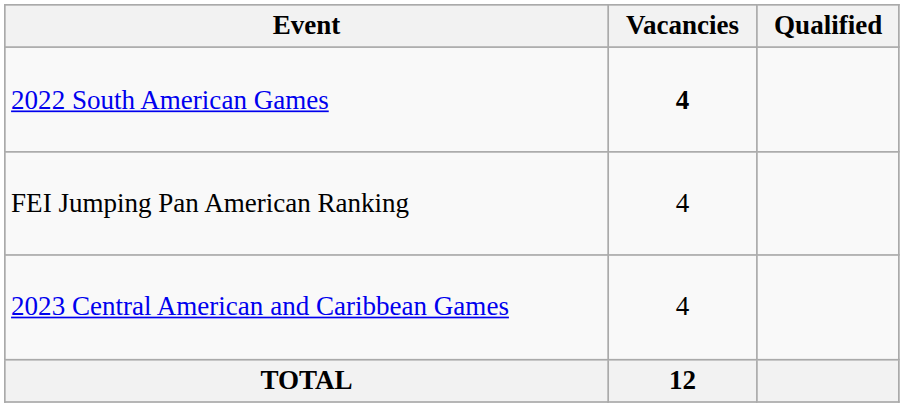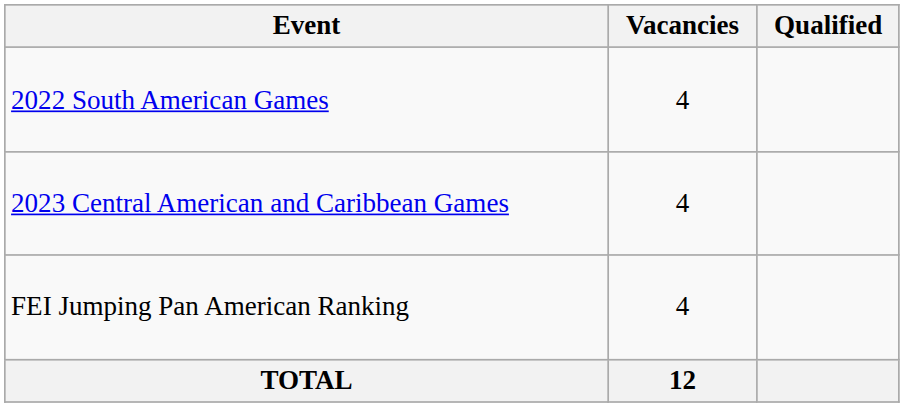(683, 99) bold -> (683, 99) normal
rows swapped: (260, 306) <-> (210, 202)
